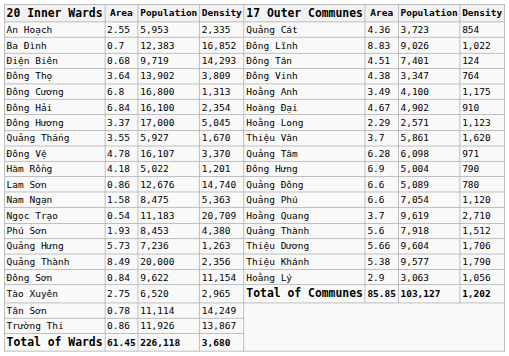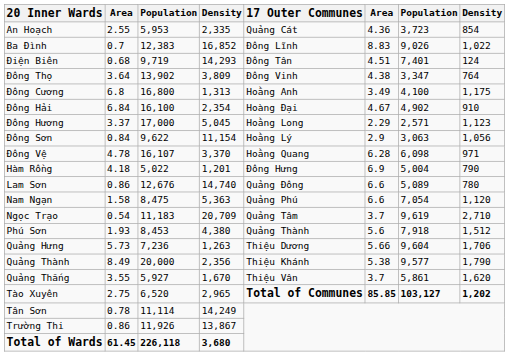rows swapped: (29, 277) <-> (38, 138)
(272, 153) Quảng Tâm -> (278, 153) Hoằng Quang
(278, 215) Hoằng Quang -> (272, 215) Quảng Tâm
